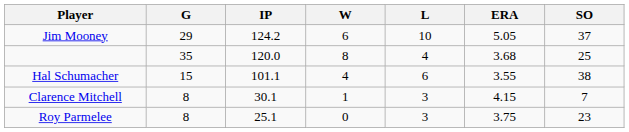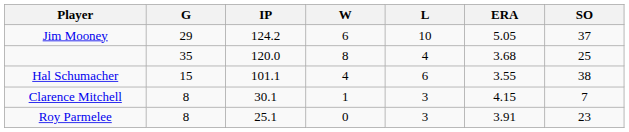(505, 117) 3.75 -> (505, 117) 3.91
